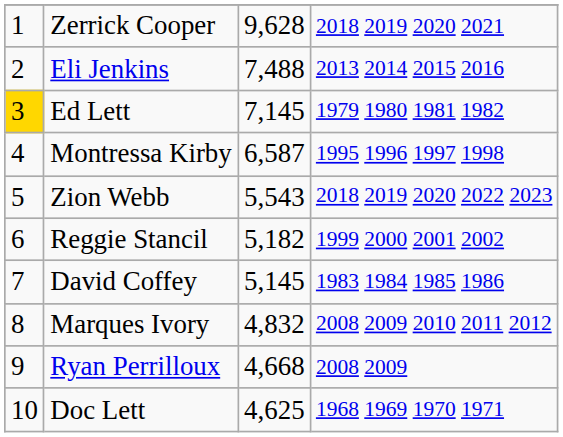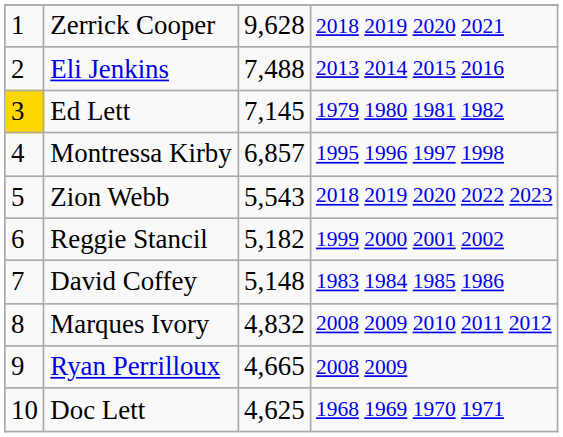(274, 153) 6,587 -> (274, 153) 6,857
(274, 281) 5,145 -> (274, 281) 5,148
(274, 366) 4,668 -> (274, 366) 4,665
